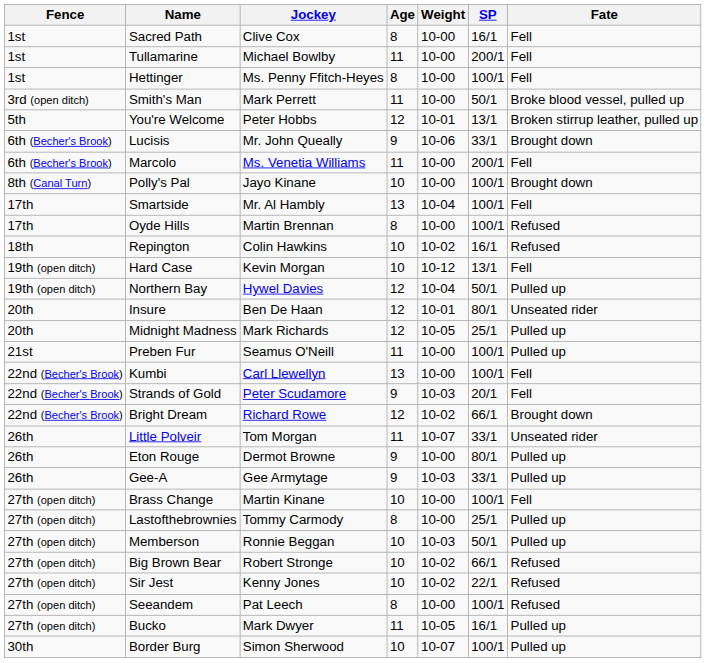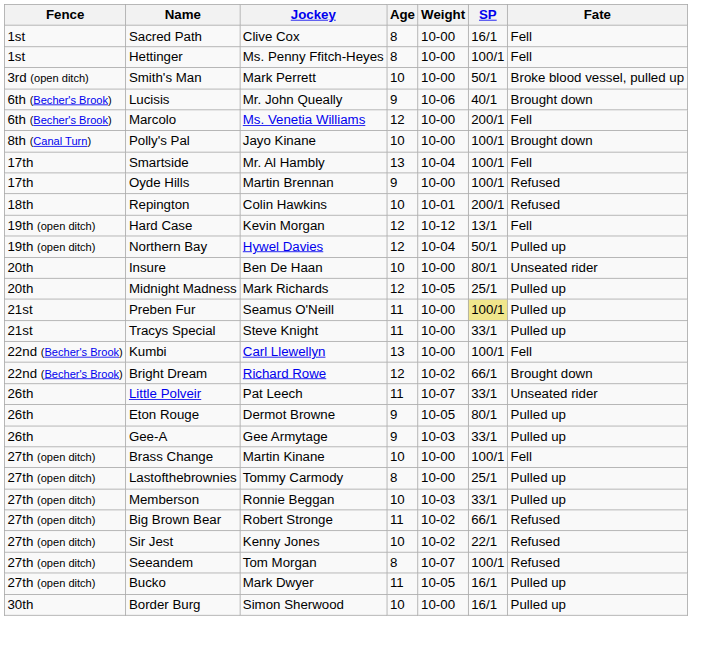- row: (163, 57)
(397, 99) 11 -> (397, 78) 10
- row: (177, 120)
(484, 141) 33/1 -> (484, 99) 40/1
(397, 162) 11 -> (397, 120) 12
(394, 225) 8 -> (394, 183) 9
(438, 246) 10-02 -> (438, 204) 10-01
(484, 246) 16/1 -> (488, 204) 200/1
(397, 267) 10 -> (397, 225) 12
(397, 309) 12 -> (397, 267) 10
(438, 309) 10-01 -> (438, 267) 10-00
(488, 352) no background -> (488, 309) khaki background
+ row: (172, 330)
- row: (175, 394)
(280, 436) Tom Morgan -> (273, 394) Pat Leech
(438, 457) 10-00 -> (438, 415) 10-05
(484, 541) 50/1 -> (484, 499) 33/1
(397, 562) 10 -> (397, 520) 11
(273, 604) Pat Leech -> (280, 562) Tom Morgan
(438, 604) 10-00 -> (438, 562) 10-07
(438, 646) 10-07 -> (438, 604) 10-00
(488, 646) 100/1 -> (484, 604) 16/1
